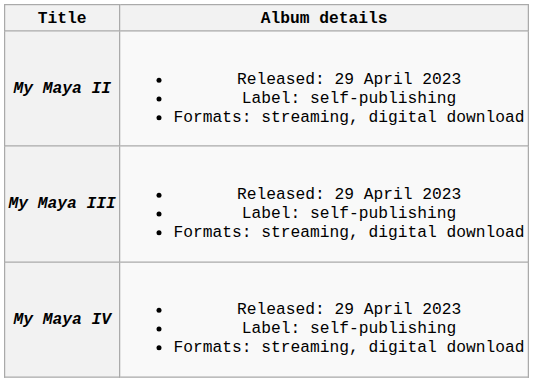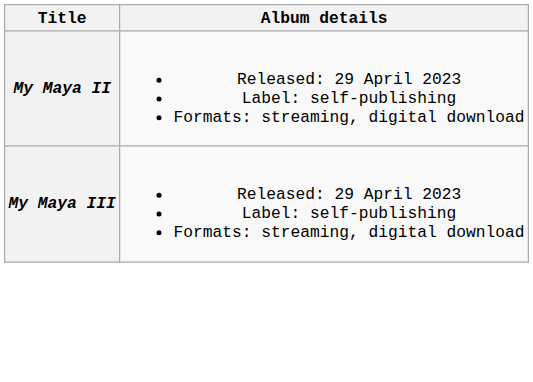- row: (62, 319)
